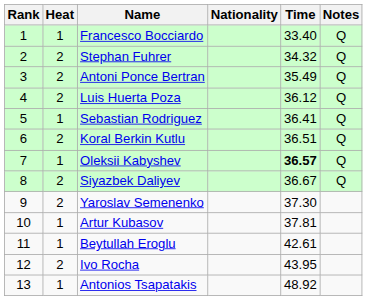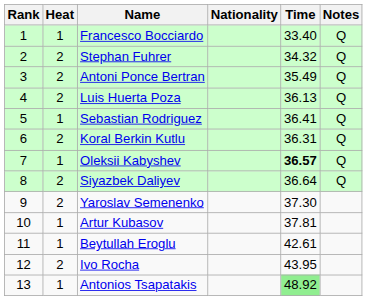(300, 98) 36.12 -> (300, 98) 36.13
(300, 139) 36.51 -> (300, 139) 36.31
(300, 181) 36.67 -> (300, 181) 36.64
(300, 285) no background -> (300, 285) lightgreen background
